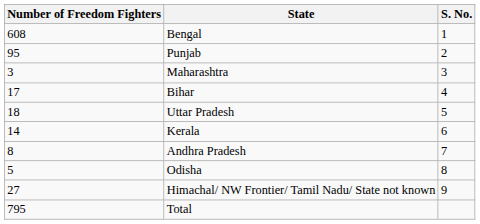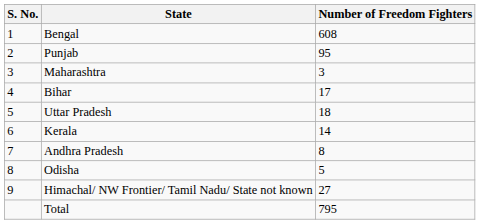columns swapped: (457, 14) <-> (84, 14)
